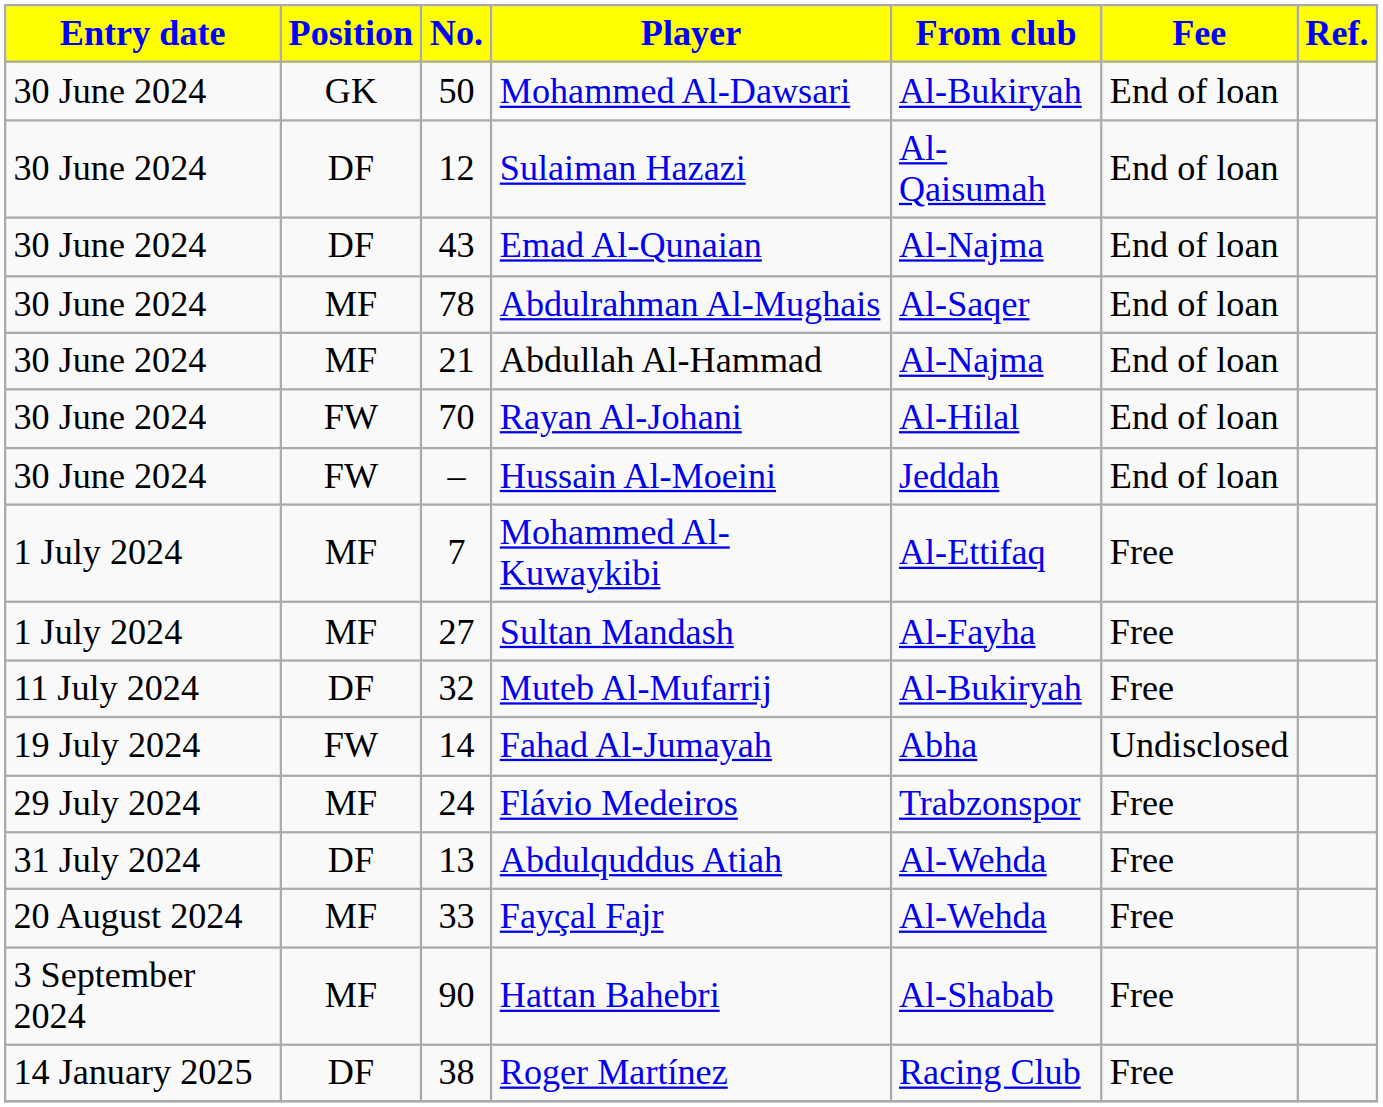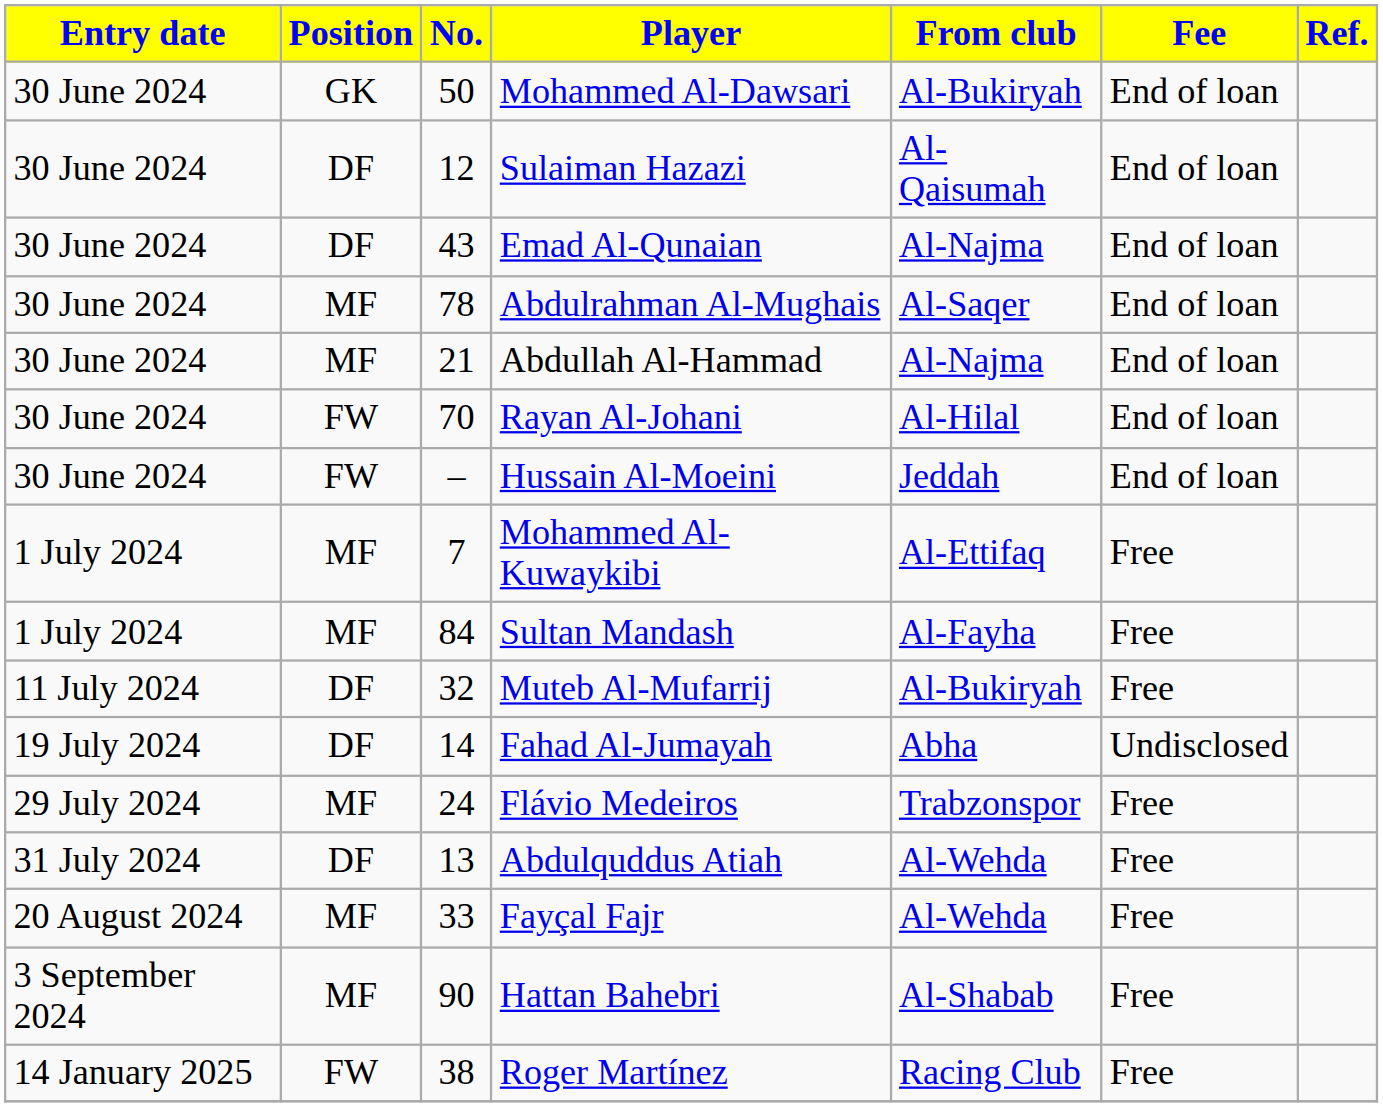(456, 630) 27 -> (456, 630) 84
(351, 745) FW -> (351, 745) DF
(351, 1072) DF -> (351, 1072) FW
